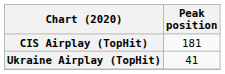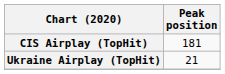(192, 60) 41 -> (192, 60) 21
